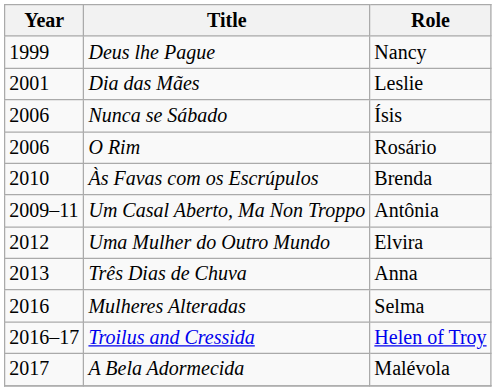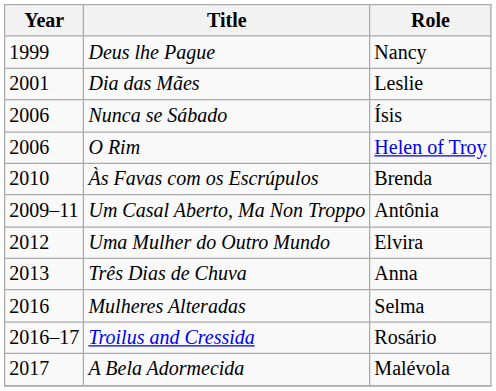(405, 147) Rosário -> (430, 147) Helen of Troy
(430, 337) Helen of Troy -> (405, 337) Rosário
